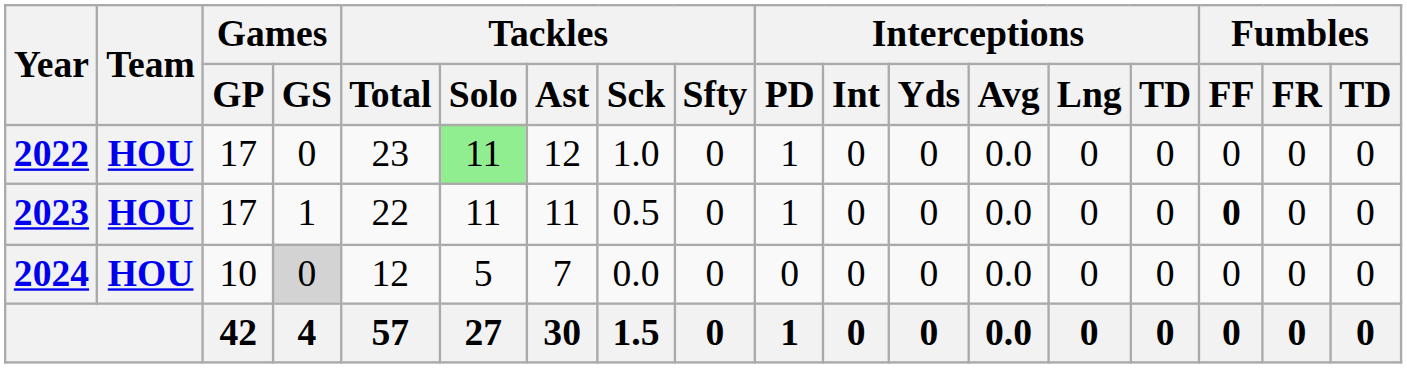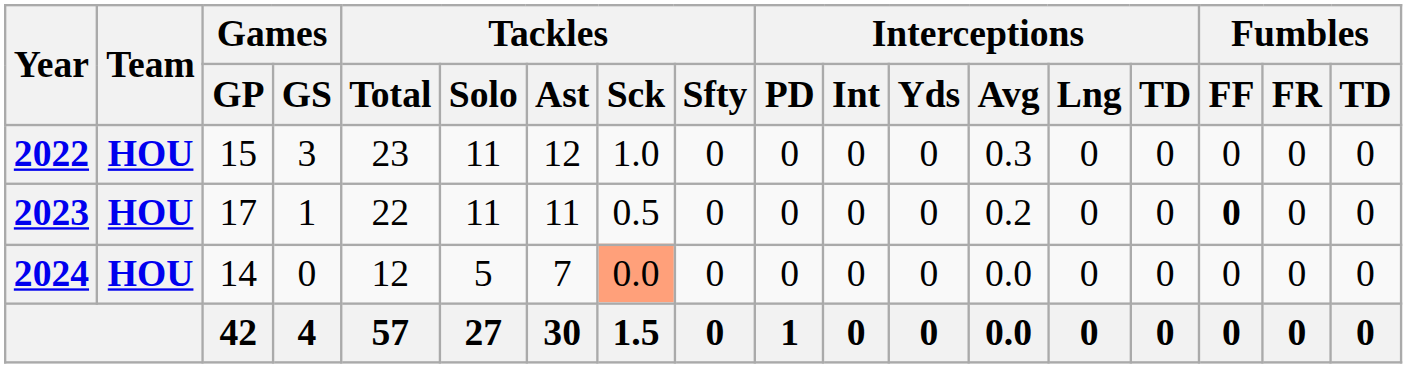(238, 153) 17 -> (238, 153) 15
(307, 153) 0 -> (307, 153) 3
(483, 153) lightgreen background -> (483, 153) no background
(790, 153) 1 -> (790, 153) 0
(1009, 153) 0.0 -> (1009, 153) 0.3
(790, 213) 1 -> (790, 213) 0
(1009, 213) 0.0 -> (1009, 213) 0.2
(238, 272) 10 -> (238, 272) 14
(307, 272) lightgrey background -> (307, 272) no background
(636, 272) no background -> (636, 272) lightsalmon background
